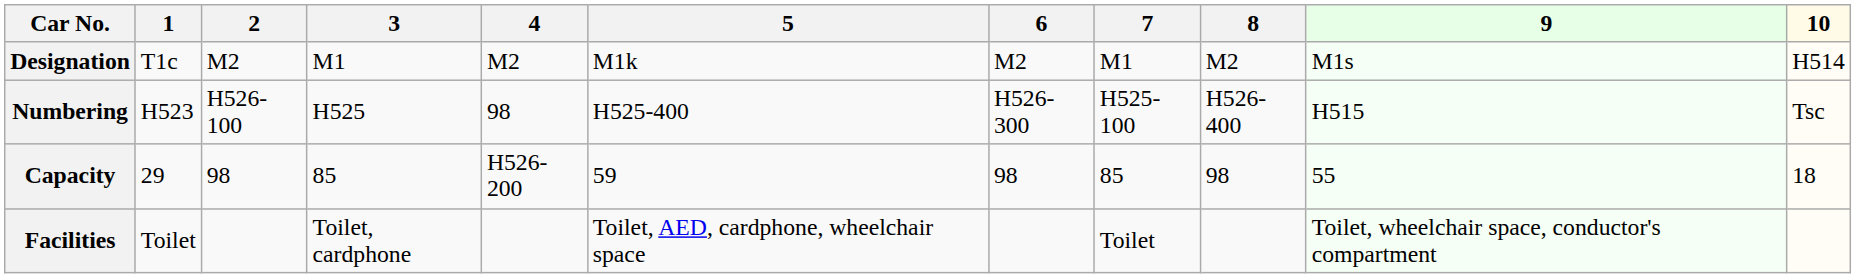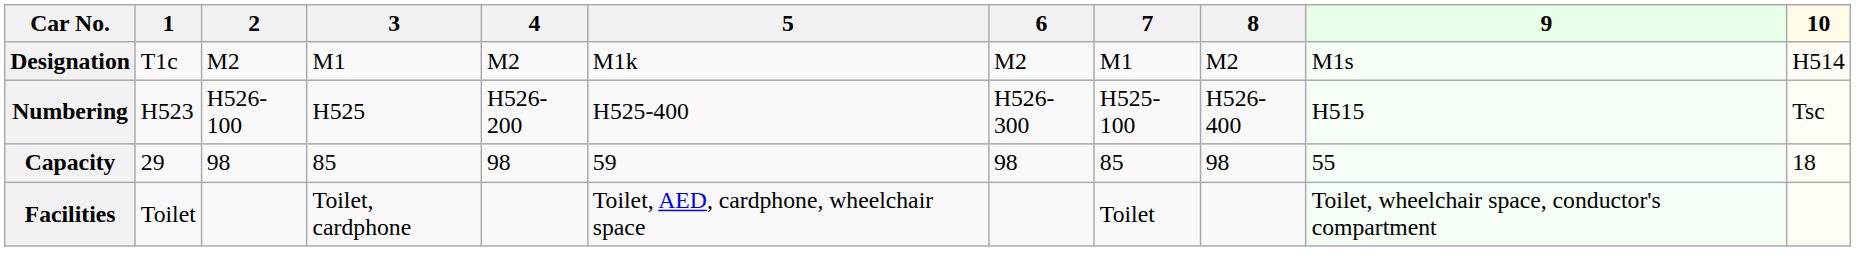(499, 111) 98 -> (517, 111) H526-200
(517, 175) H526-200 -> (499, 162) 98
